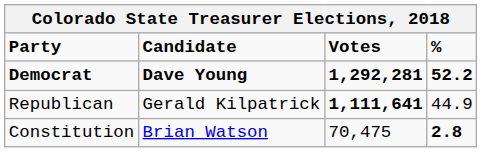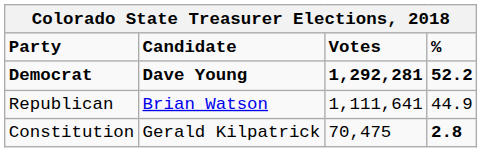(231, 104) Gerald Kilpatrick -> (205, 104) Brian Watson
(376, 104) bold -> (376, 104) normal
(205, 132) Brian Watson -> (231, 132) Gerald Kilpatrick
